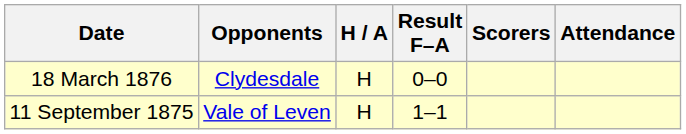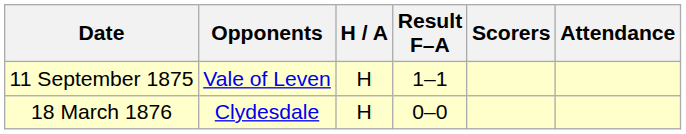rows swapped: (102, 111) <-> (102, 78)
